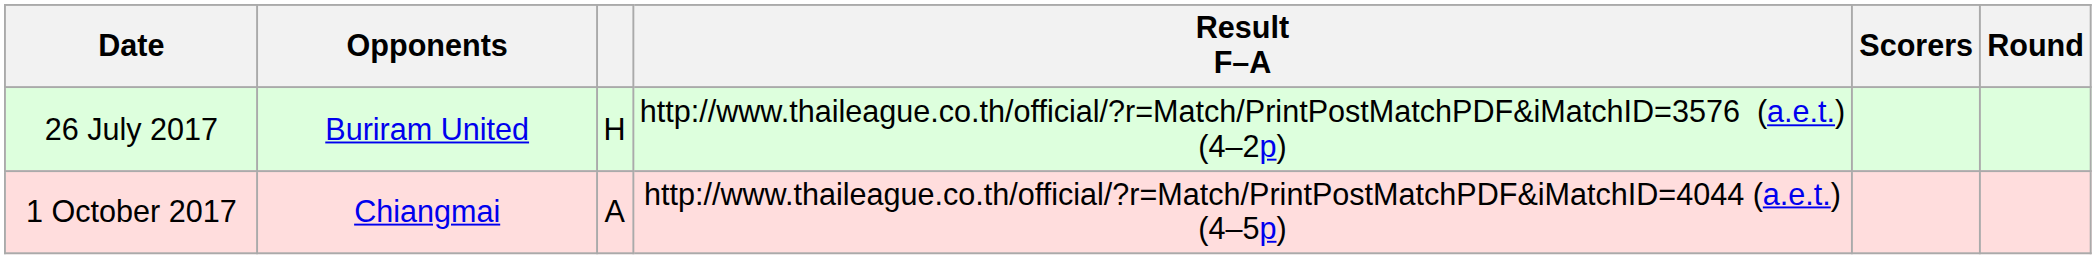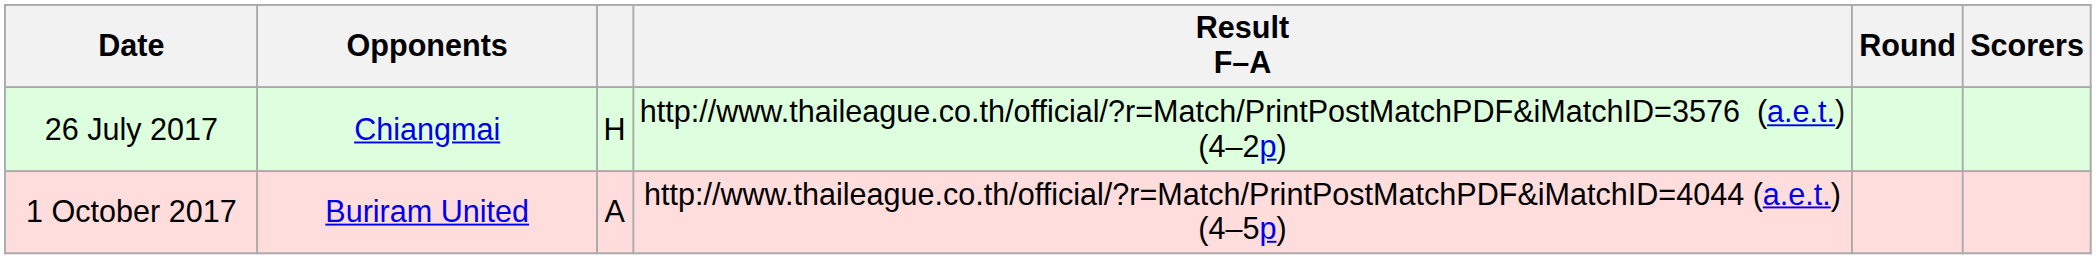columns swapped: (1916, 45) <-> (2036, 45)
(427, 128) Buriram United -> (427, 128) Chiangmai
(427, 211) Chiangmai -> (427, 211) Buriram United
